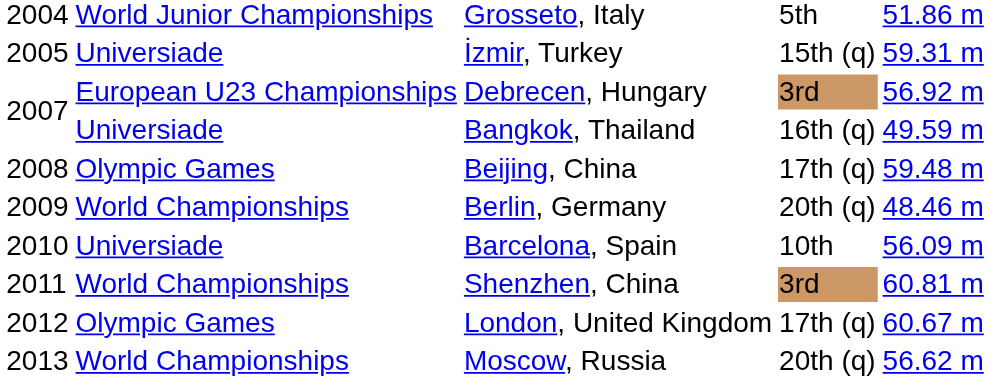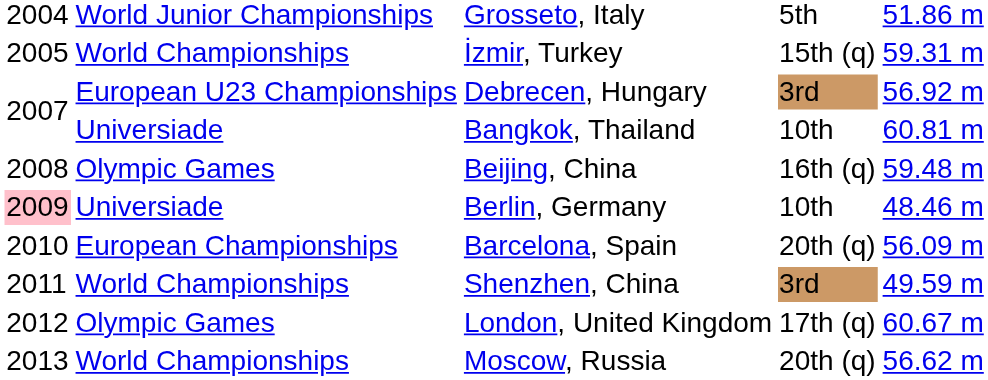(149, 53) Universiade -> (212, 53) World Championships
(827, 130) 16th (q) -> (806, 130) 10th
(933, 130) 49.59 m -> (933, 130) 60.81 m
(827, 168) 17th (q) -> (827, 168) 16th (q)
(37, 207) no background -> (37, 207) pink background
(212, 207) World Championships -> (149, 207) Universiade
(827, 207) 20th (q) -> (806, 207) 10th
(149, 245) Universiade -> (237, 245) European Championships
(806, 245) 10th -> (827, 245) 20th (q)
(933, 284) 60.81 m -> (933, 284) 49.59 m
